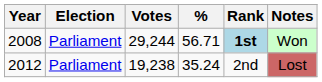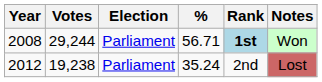columns swapped: (85, 16) <-> (152, 16)
